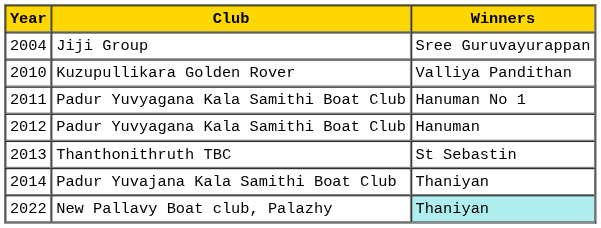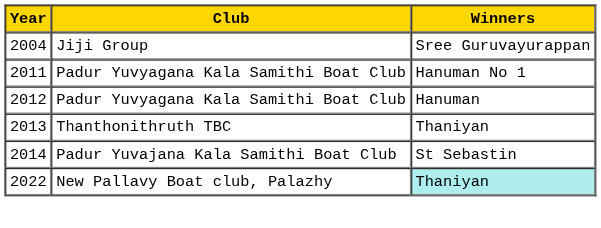- row: (28, 73)
(466, 154) St Sebastin -> (452, 127) Thaniyan
(452, 182) Thaniyan -> (466, 154) St Sebastin
